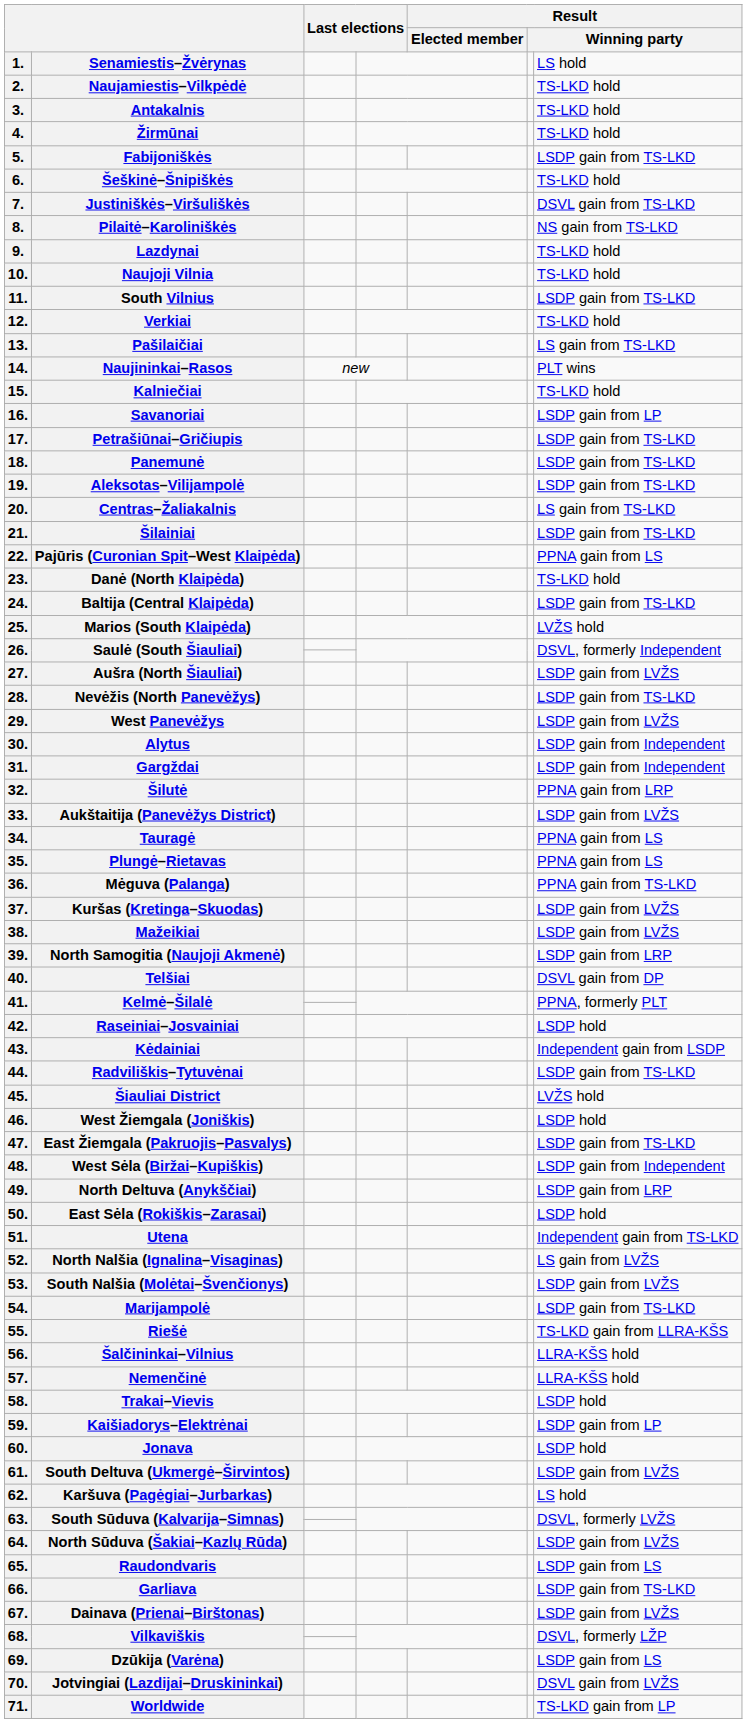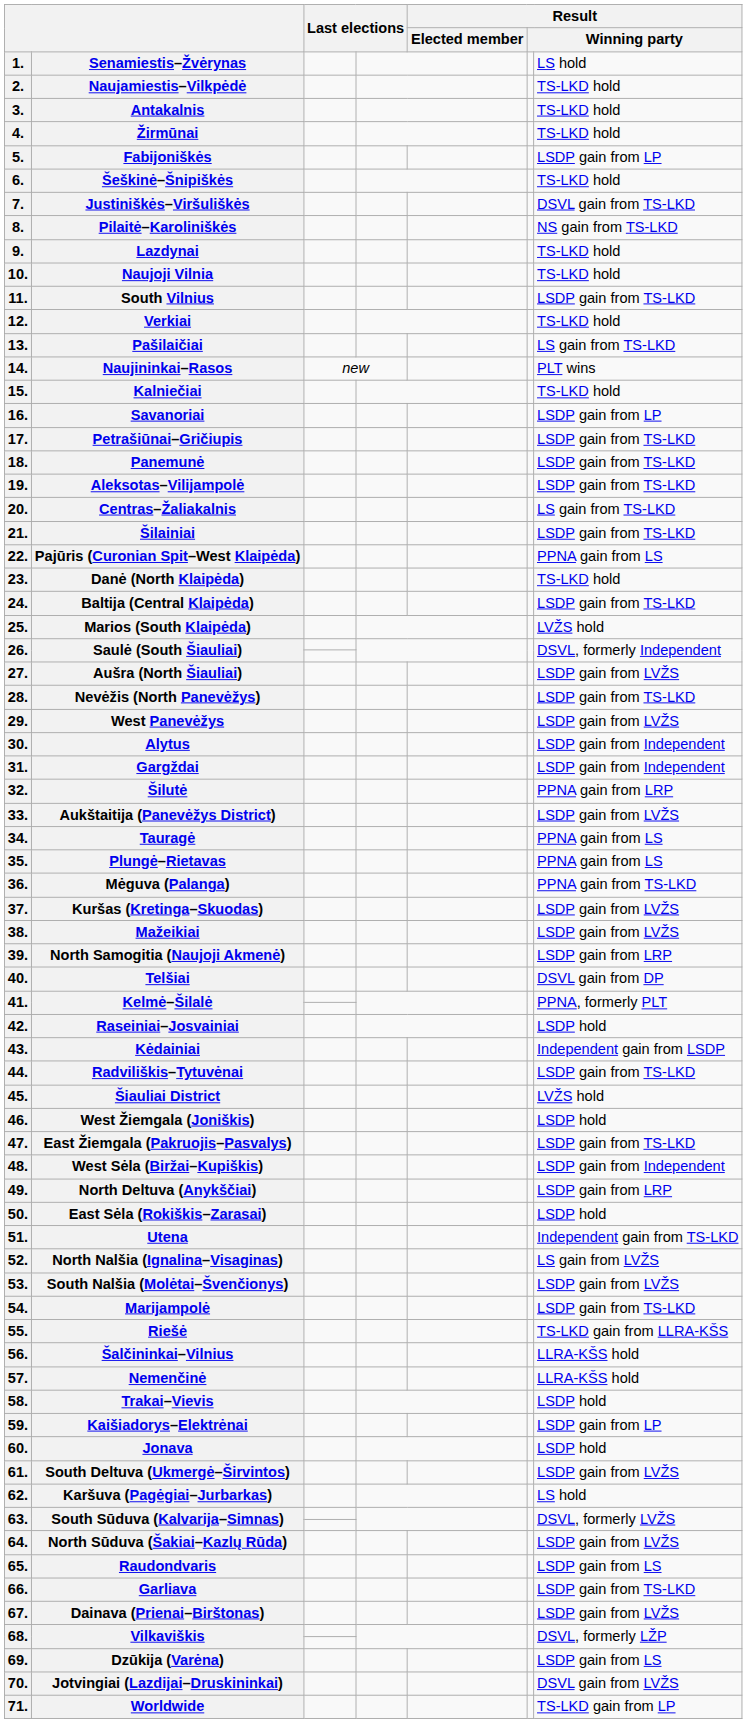(616, 156) LSDP gain from TS-LKD -> (599, 156) LSDP gain from LP
